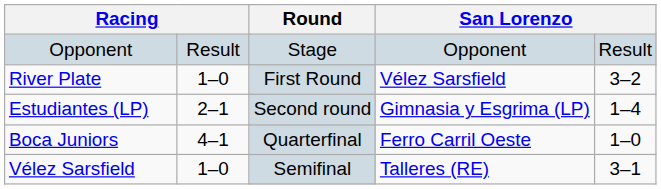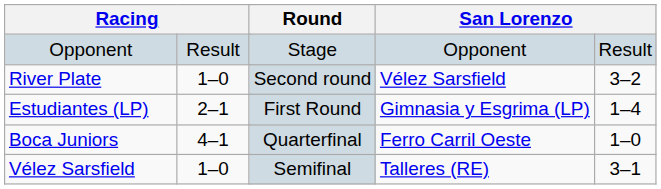(312, 79) First Round -> (312, 79) Second round
(312, 109) Second round -> (312, 109) First Round
